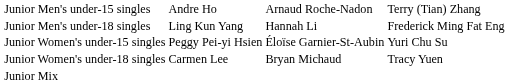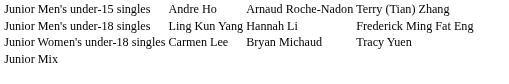- row: (85, 42)
